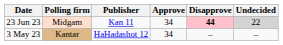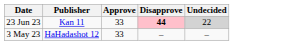- column: (67, 10)
(169, 22) 34 -> (119, 22) 33
(169, 35) 34 -> (119, 35) 33
